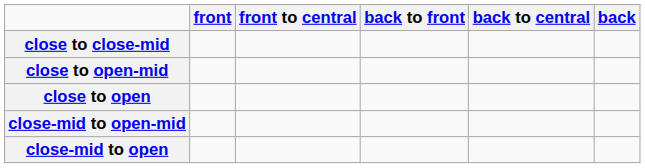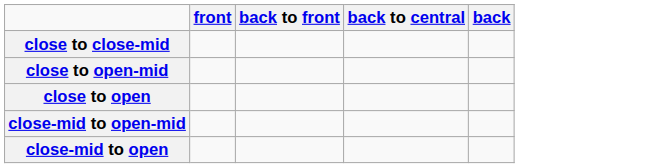- column: (298, 17)
